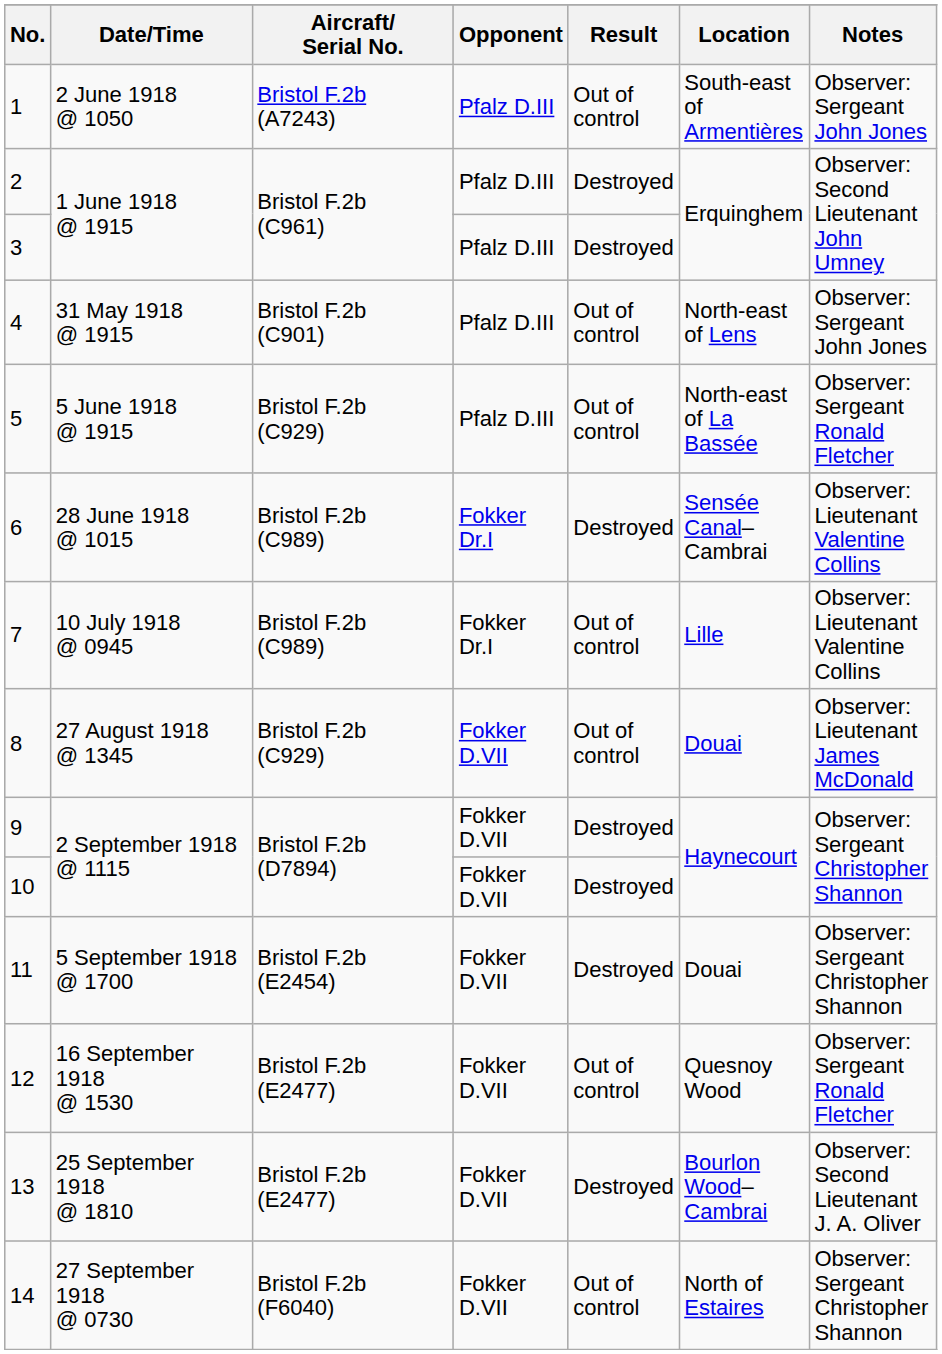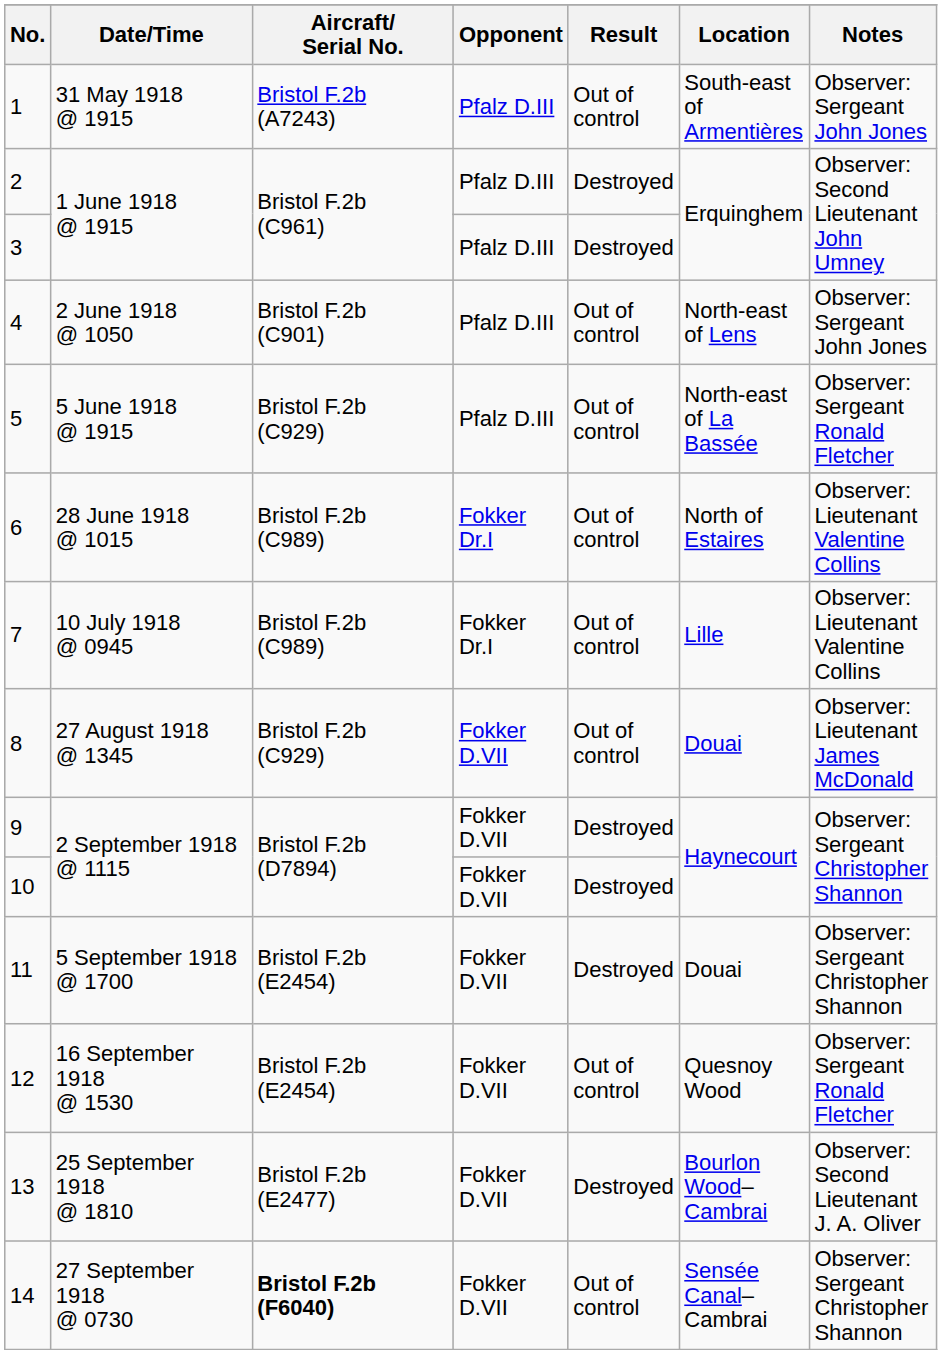(116, 106) 2 June 1918 @ 1050 -> (119, 106) 31 May 1918 @ 1915
(119, 323) 31 May 1918 @ 1915 -> (116, 323) 2 June 1918 @ 1050
(624, 527) Destroyed -> (606, 527) Out of control
(726, 527) Sensée Canal–Cambrai -> (724, 527) North of Estaires
(312, 1079) Bristol F.2b (E2477) -> (312, 1079) Bristol F.2b (E2454)
(312, 1295) normal -> (317, 1295) bold
(724, 1295) North of Estaires -> (726, 1295) Sensée Canal–Cambrai
